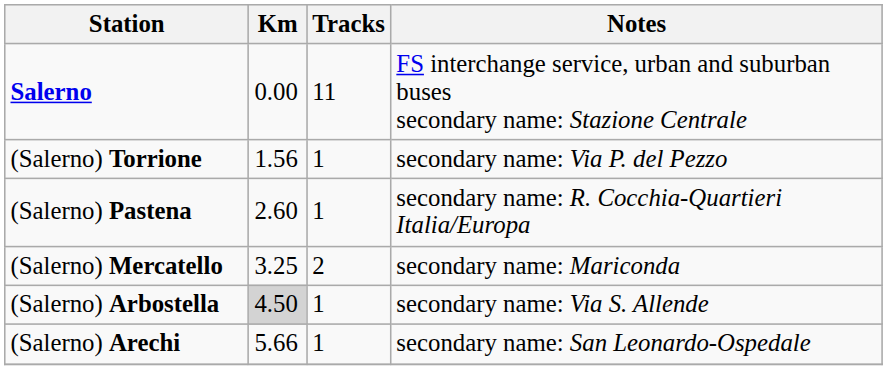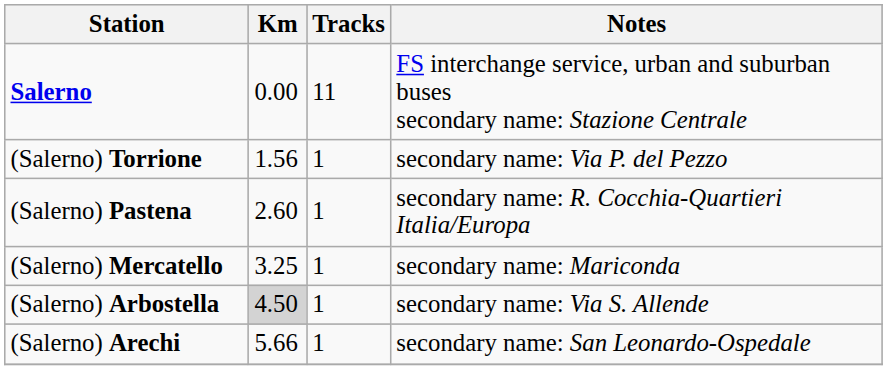(349, 265) 2 -> (349, 265) 1
